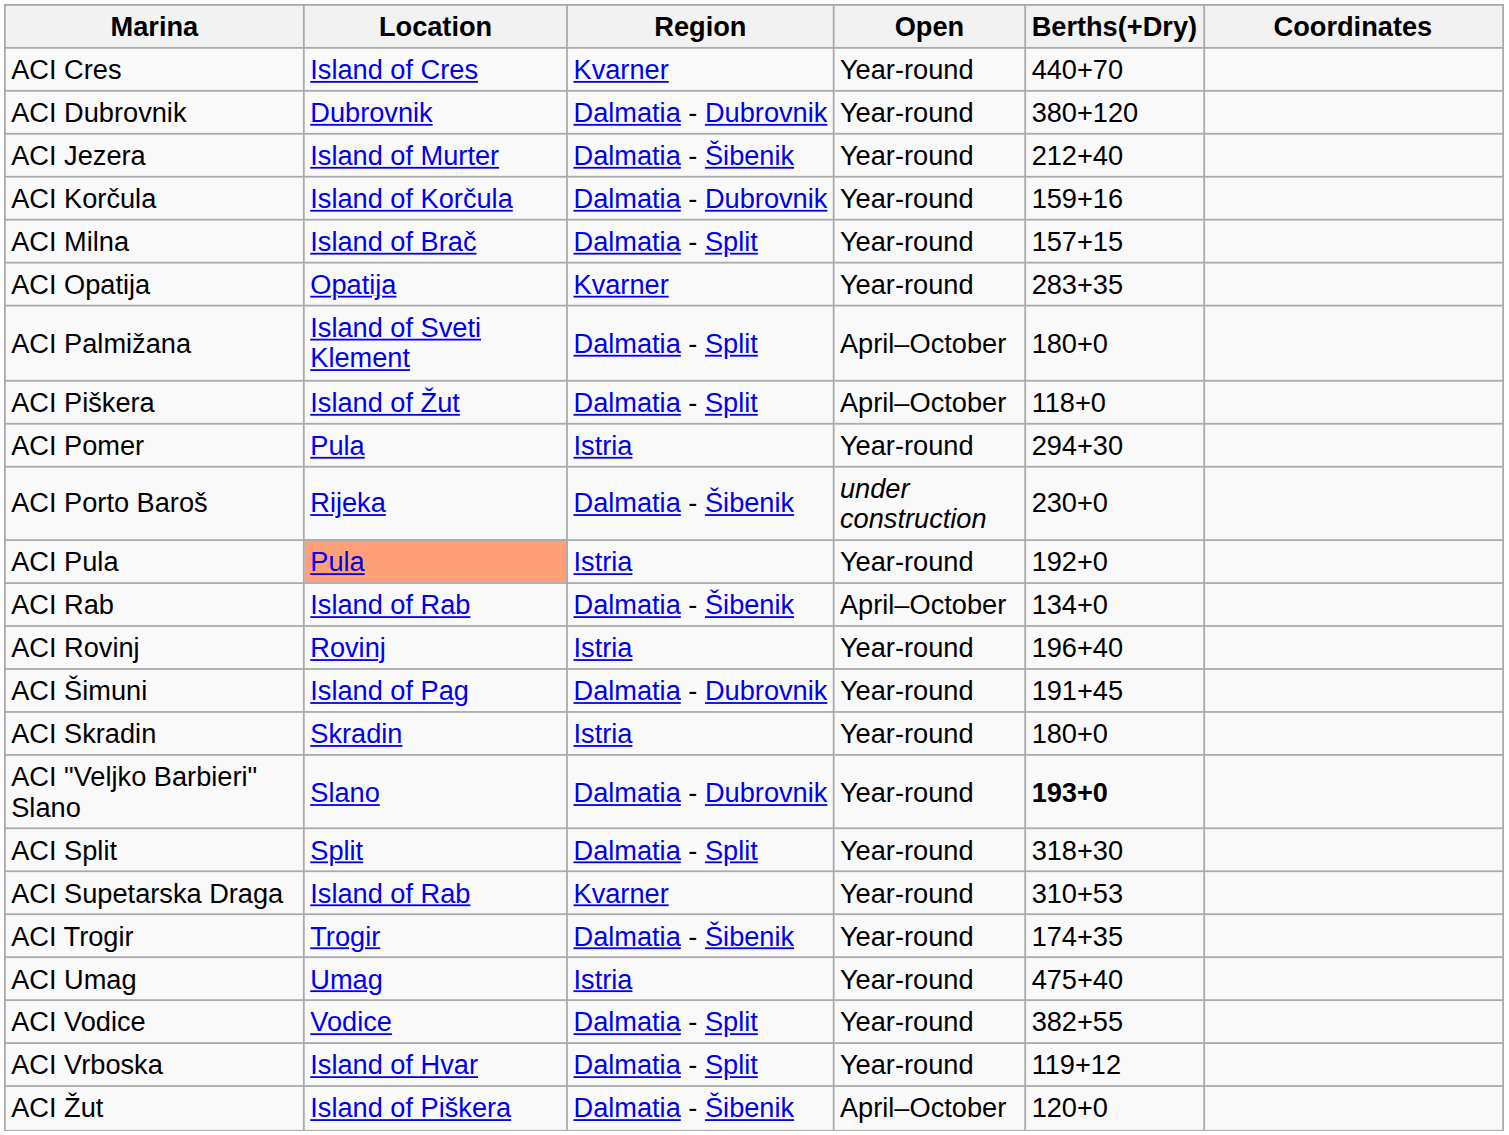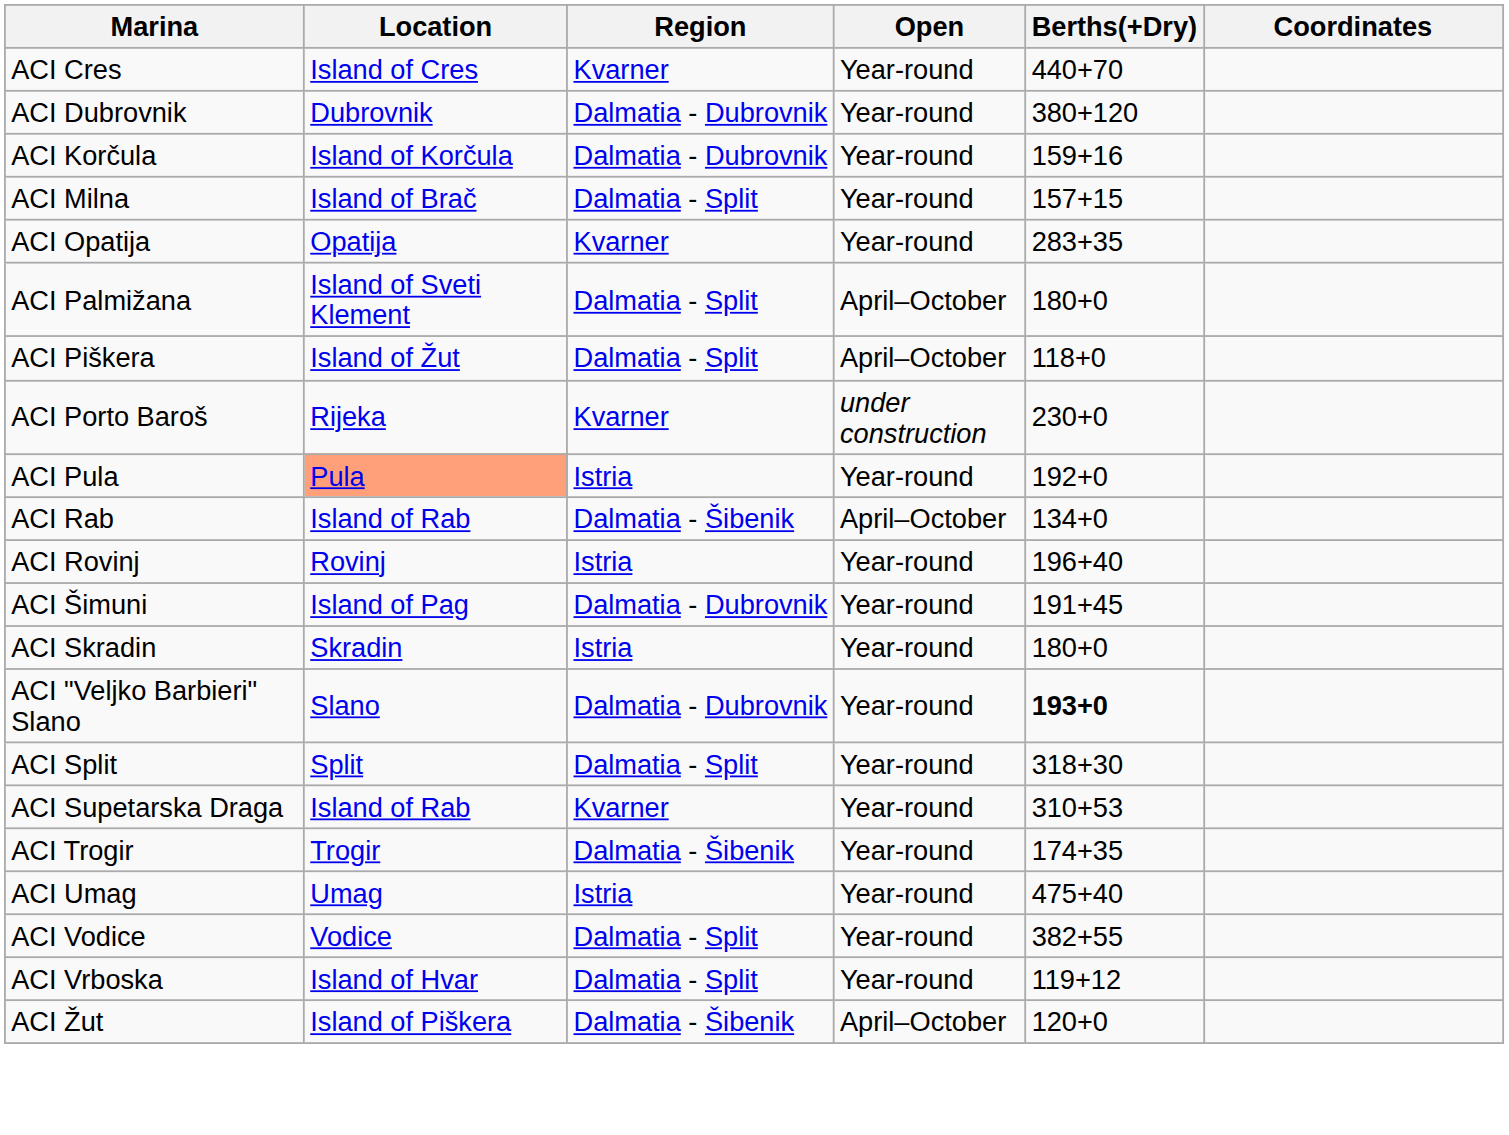- row: (78, 156)
- row: (78, 445)
(684, 503) Dalmatia - Šibenik -> (621, 417) Kvarner
